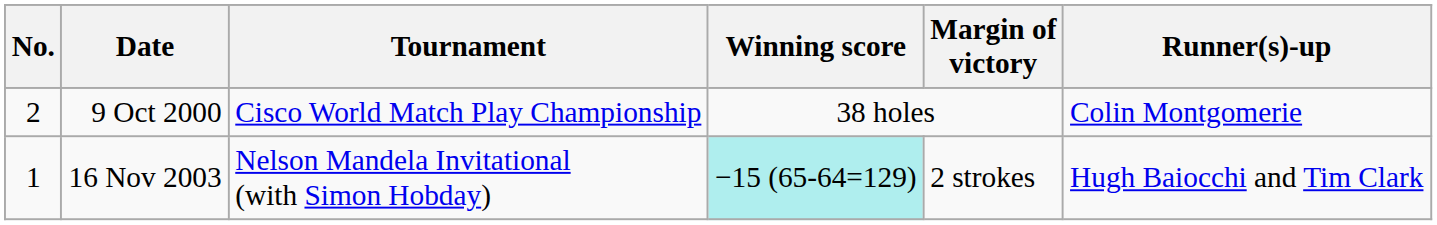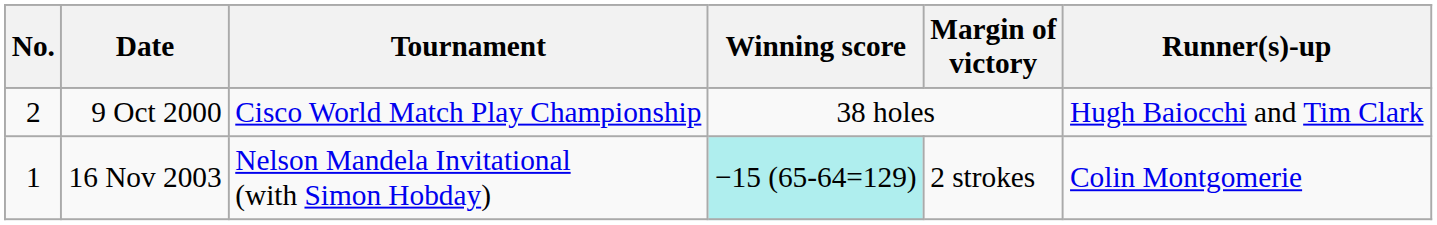(1186, 111) Colin Montgomerie -> (1247, 111) Hugh Baiocchi and Tim Clark
(1247, 177) Hugh Baiocchi and Tim Clark -> (1186, 177) Colin Montgomerie
